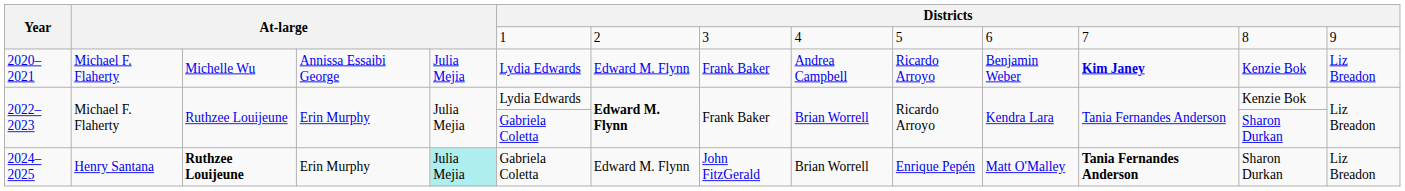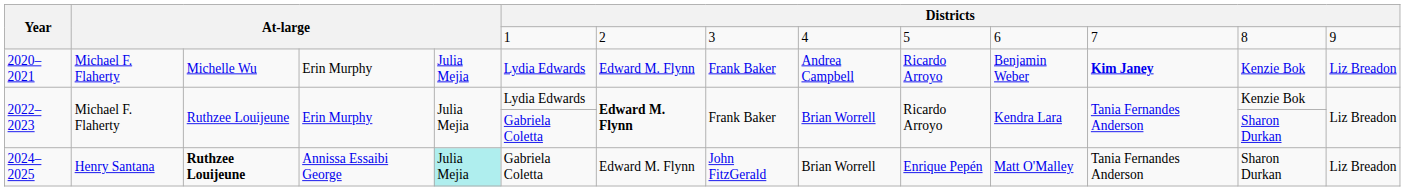(343, 68) Annissa Essaibi George -> (337, 68) Erin Murphy
(335, 167) Erin Murphy -> (345, 167) Annissa Essaibi George
(1130, 167) bold -> (1135, 167) normal
